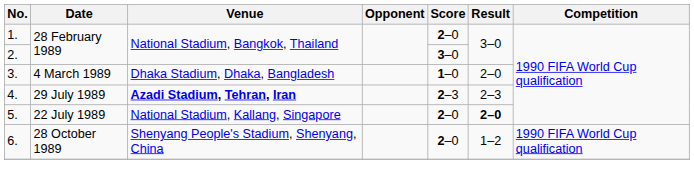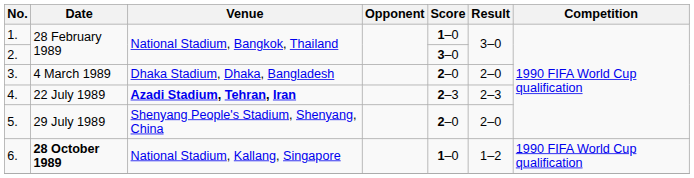(448, 34) 2–0 -> (448, 34) 1–0
(448, 74) 1–0 -> (448, 74) 2–0
(69, 94) 29 July 1989 -> (69, 94) 22 July 1989
(69, 114) 22 July 1989 -> (69, 121) 29 July 1989
(236, 114) National Stadium, Kallang, Singapore -> (244, 121) Shenyang People's Stadium, Shenyang, China
(491, 114) bold -> (491, 121) normal
(65, 141) normal -> (67, 156) bold
(244, 141) Shenyang People's Stadium, Shenyang, China -> (236, 156) National Stadium, Kallang, Singapore
(448, 141) 2–0 -> (448, 156) 1–0
